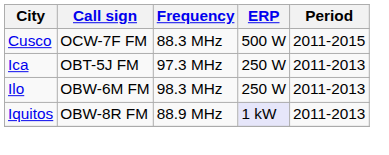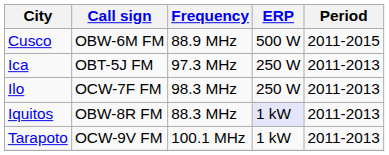(104, 41) OCW-7F FM -> (120, 41) OBW-6M FM
(190, 41) 88.3 MHz -> (204, 41) 88.9 MHz
(105, 89) OBW-6M FM -> (118, 89) OCW-7F FM
(190, 114) 88.9 MHz -> (204, 114) 88.3 MHz
+ row: (38, 138)
